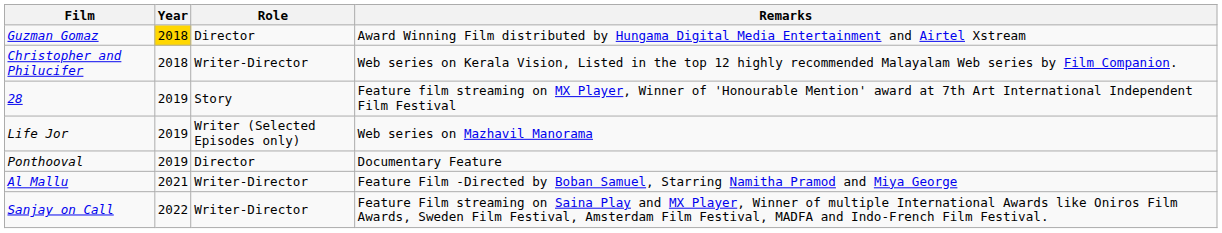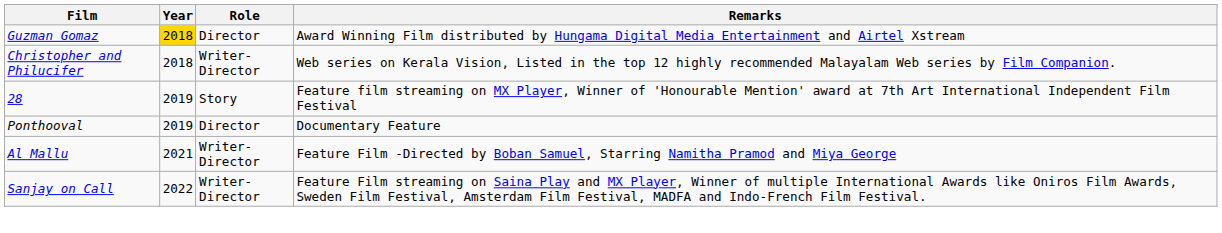- row: (38, 133)
